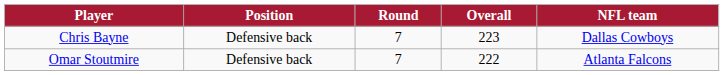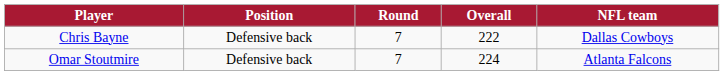(489, 37) 223 -> (489, 37) 222
(489, 59) 222 -> (489, 59) 224
